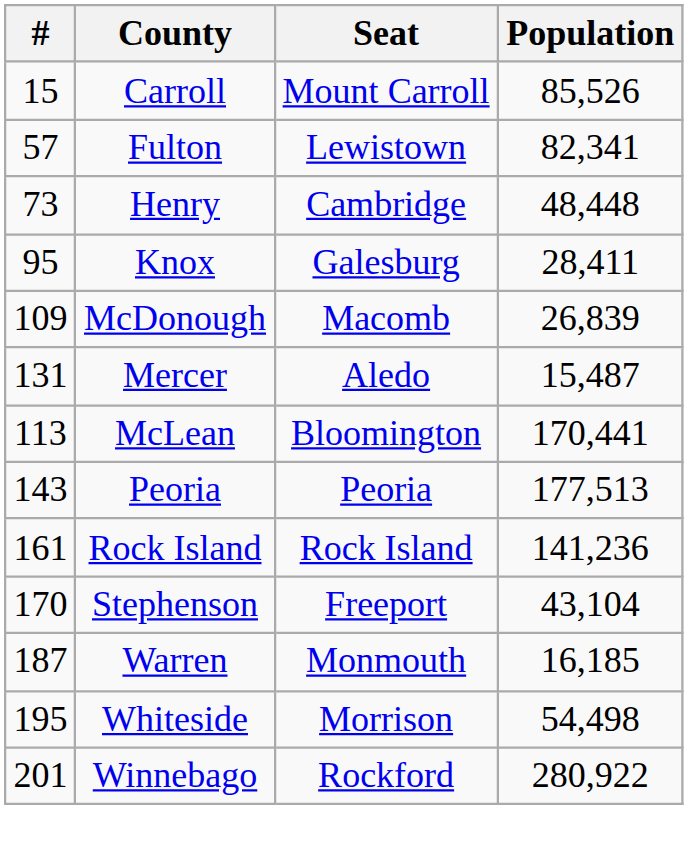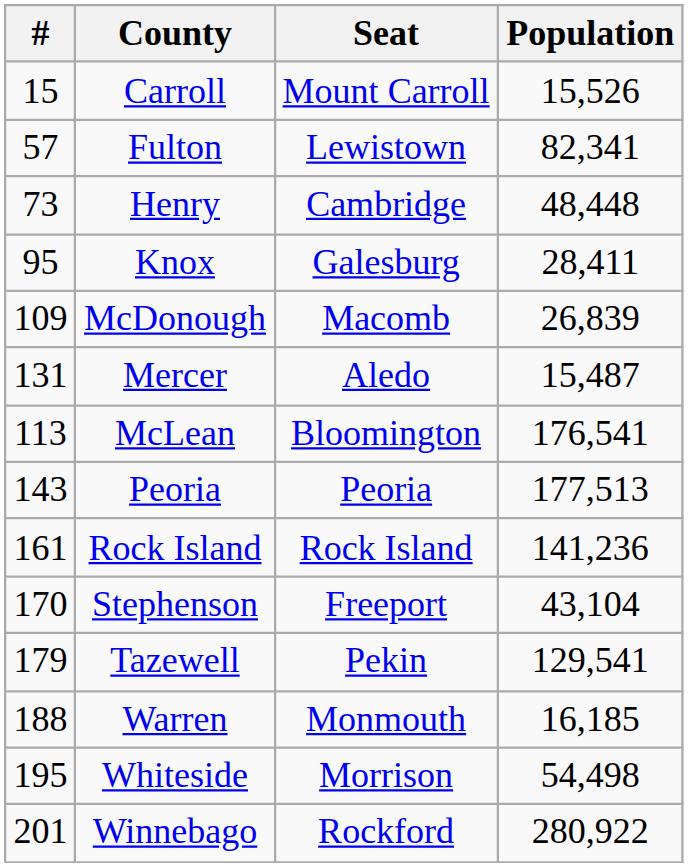(590, 90) 85,526 -> (590, 90) 15,526
(590, 432) 170,441 -> (590, 432) 176,541
+ row: (175, 661)
(40, 661) 187 -> (40, 718) 188
